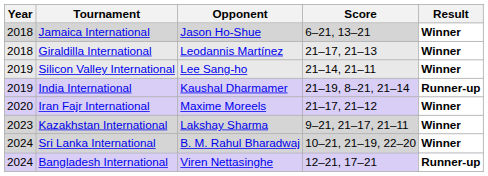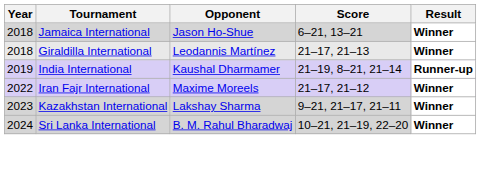- row: (107, 69)
(20, 106) 2020 -> (20, 88) 2022
- row: (103, 162)
